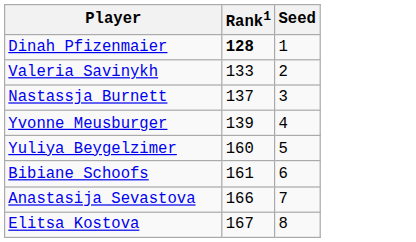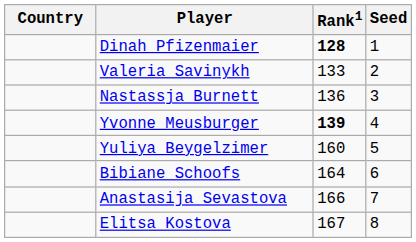+ column: (50, 19)
(240, 98) 137 -> (331, 98) 136
(240, 123) normal -> (331, 123) bold
(240, 174) 161 -> (331, 174) 164
